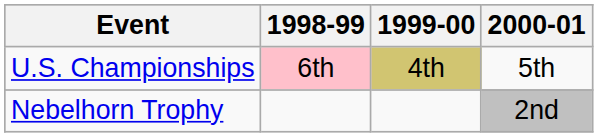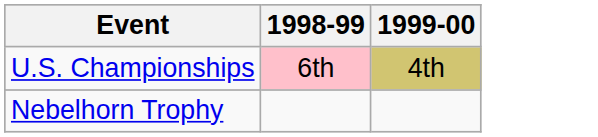- column: (537, 25)
